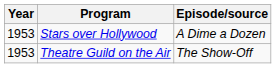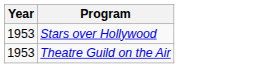- column: (222, 14)
